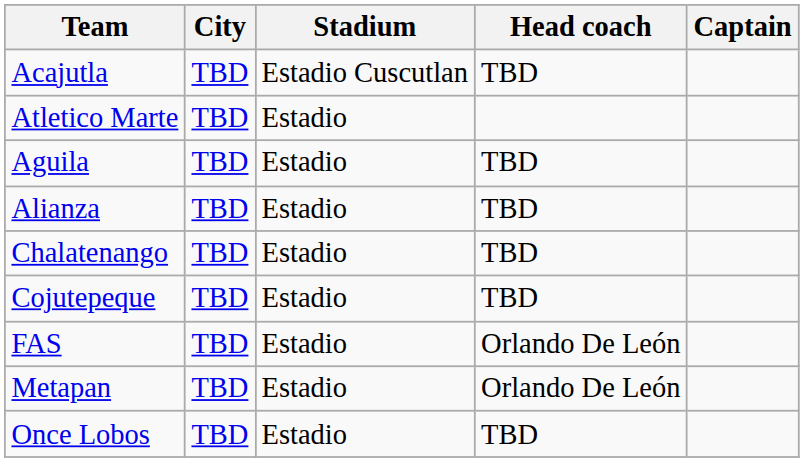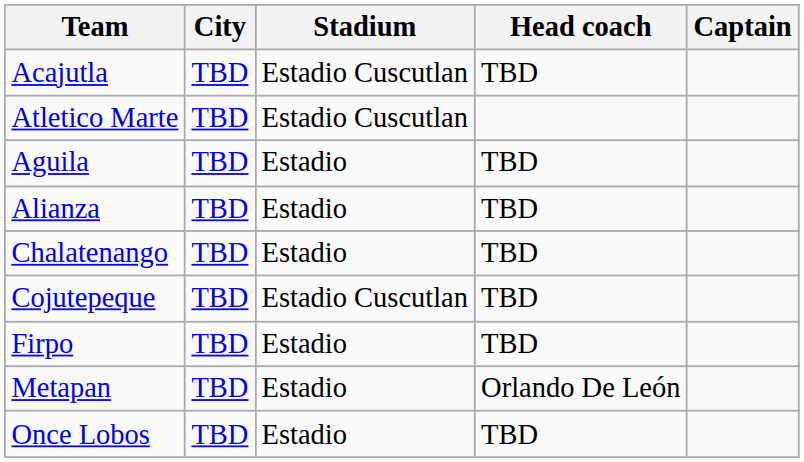(304, 117) Estadio -> (365, 117) Estadio Cuscutlan
(304, 298) Estadio -> (365, 298) Estadio Cuscutlan
- row: (37, 343)
+ row: (42, 343)
